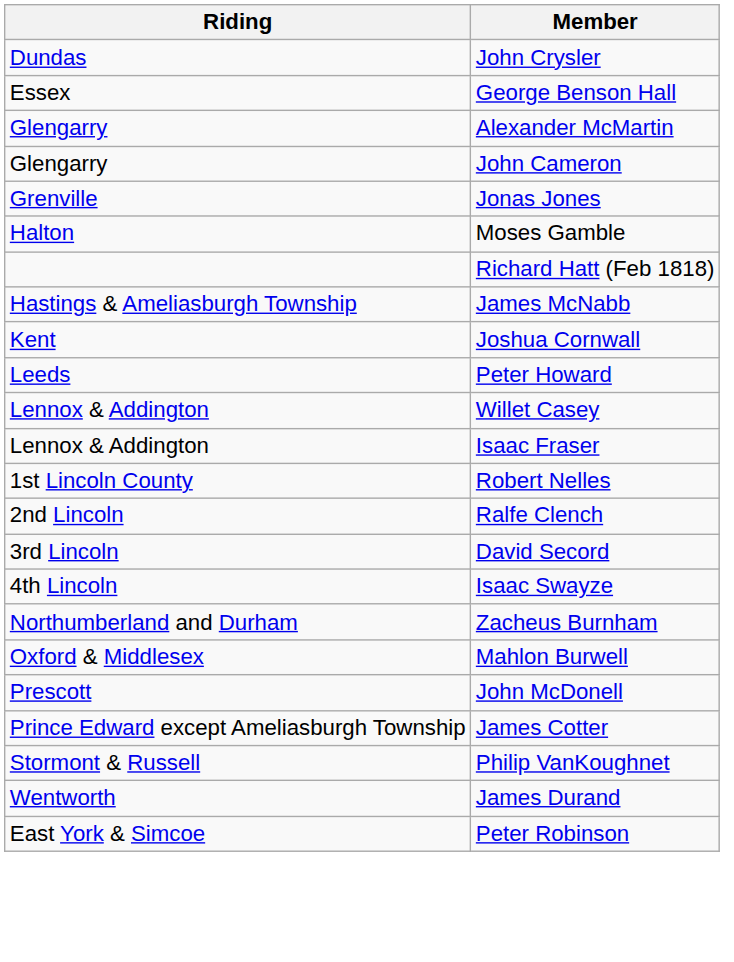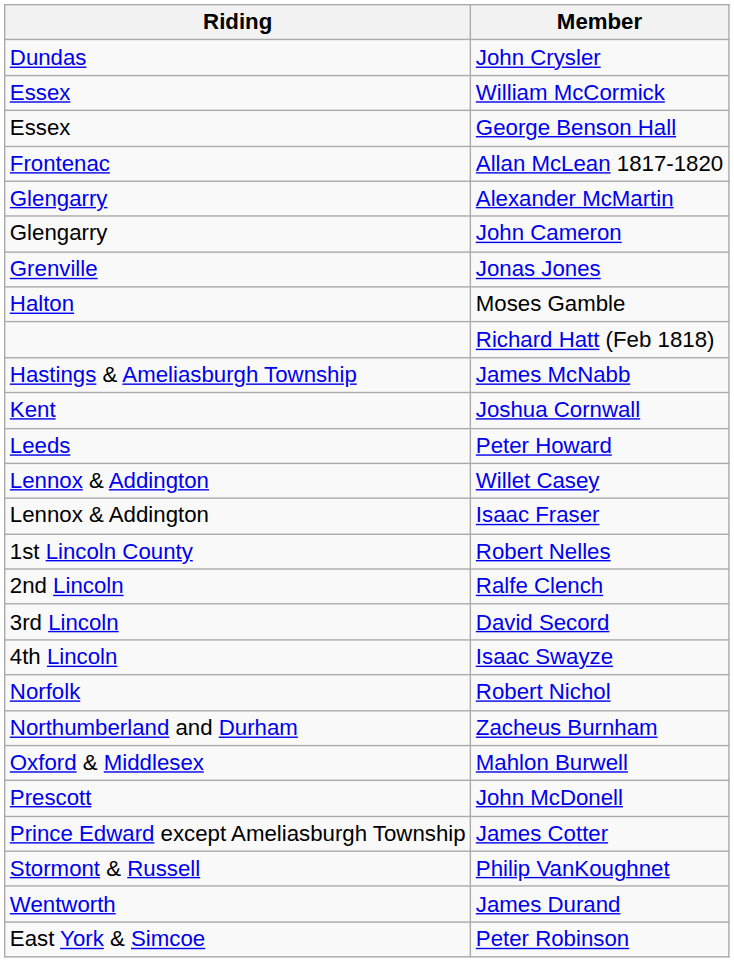+ row: (570, 92)
+ row: (599, 163)
+ row: (543, 692)
